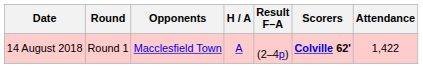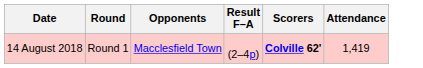- column: (239, 19)
(385, 48) 1,422 -> (356, 48) 1,419
